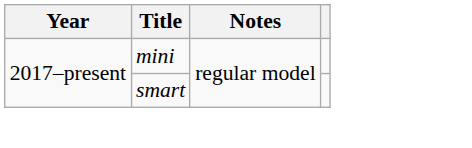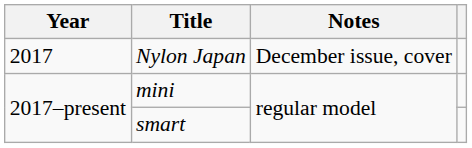+ row: (191, 55)
